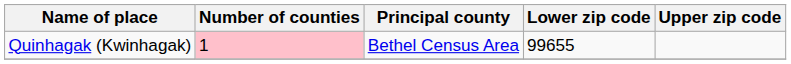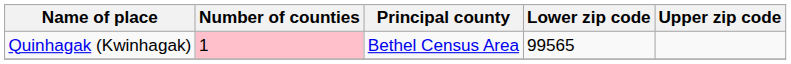(551, 45) 99655 -> (551, 45) 99565
